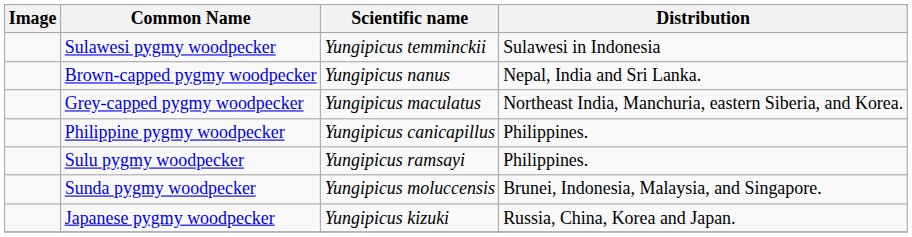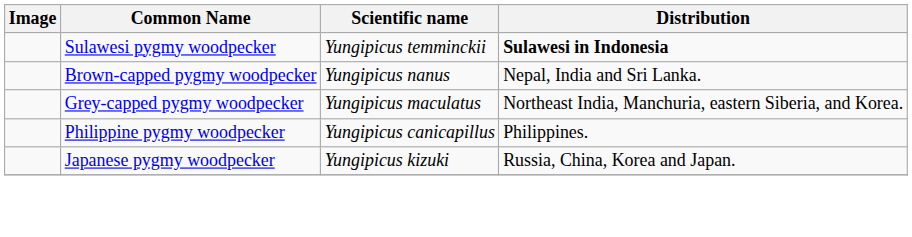(582, 47) normal -> (586, 47) bold
- row: (154, 160)
- row: (160, 189)
